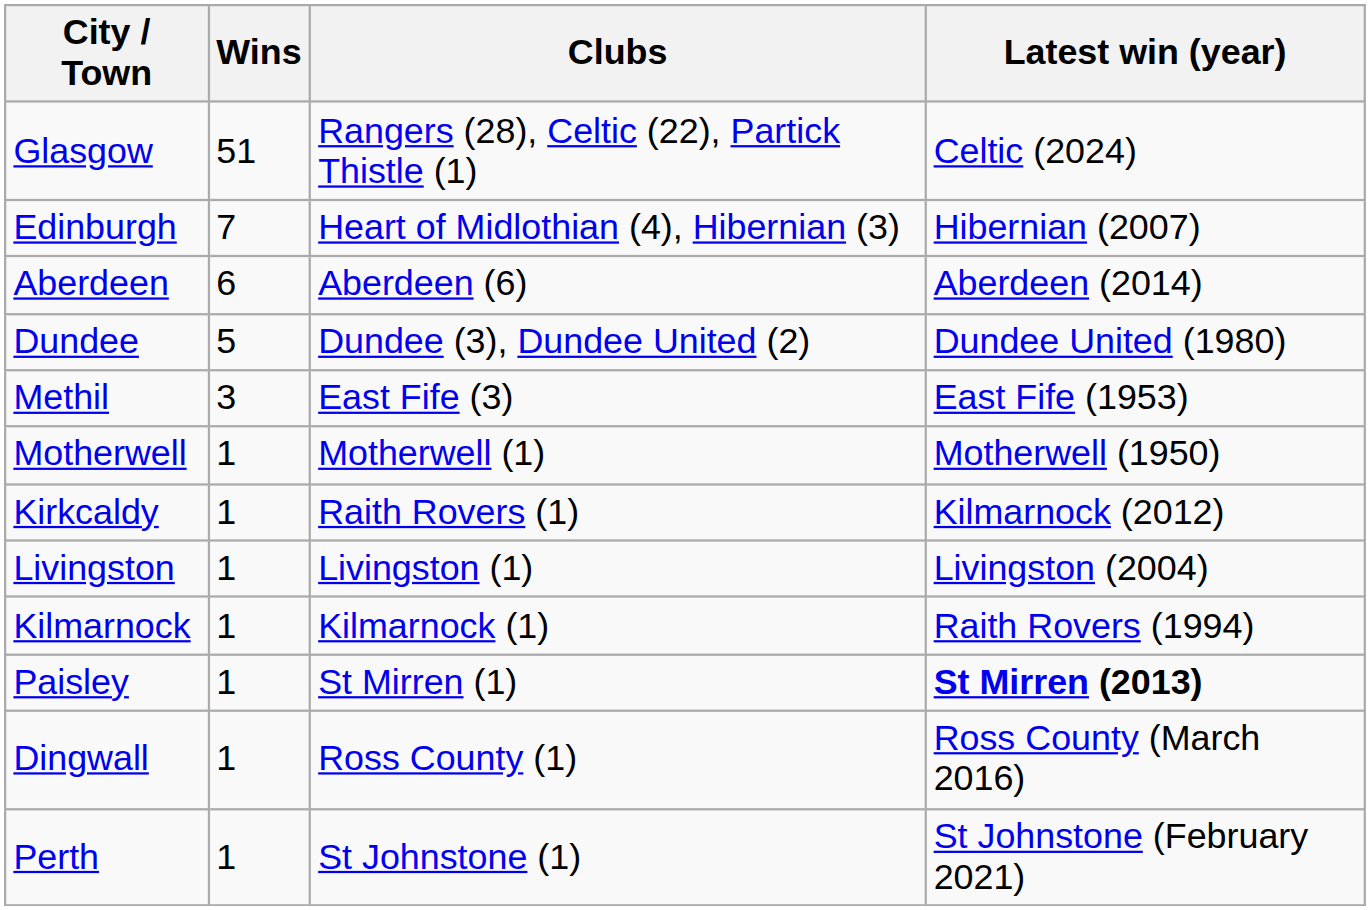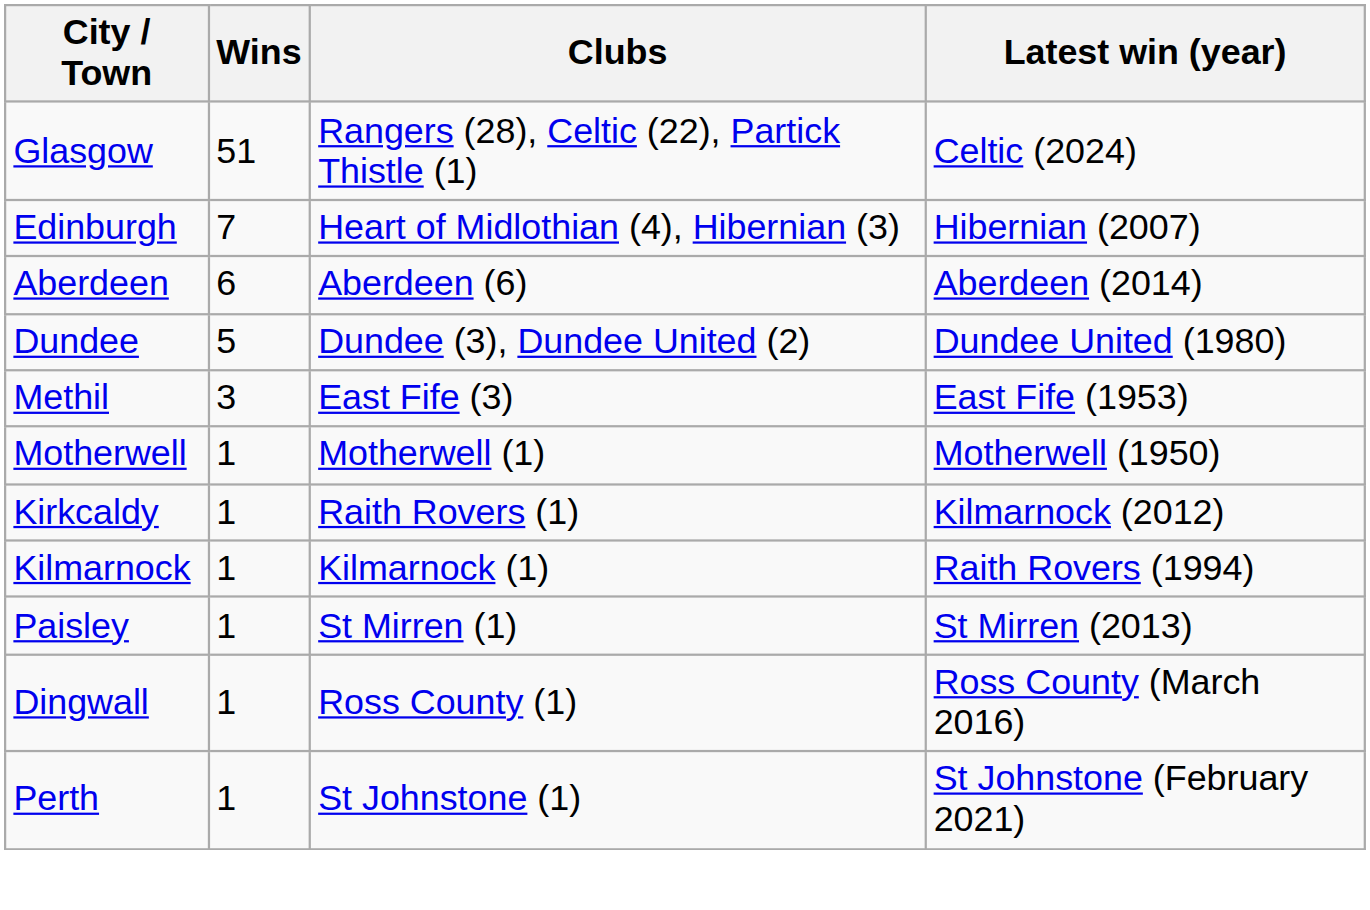- row: (94, 568)
(1068, 681) bold -> (1063, 625) normal
